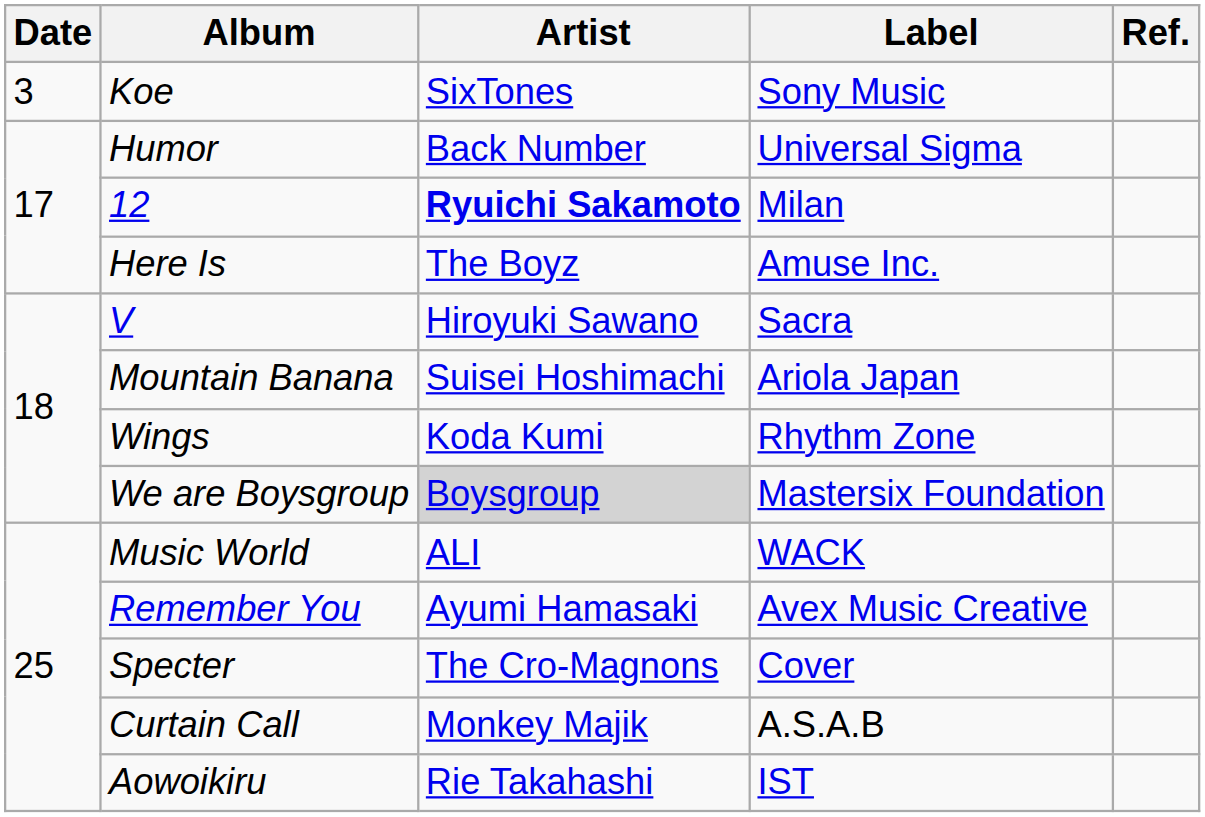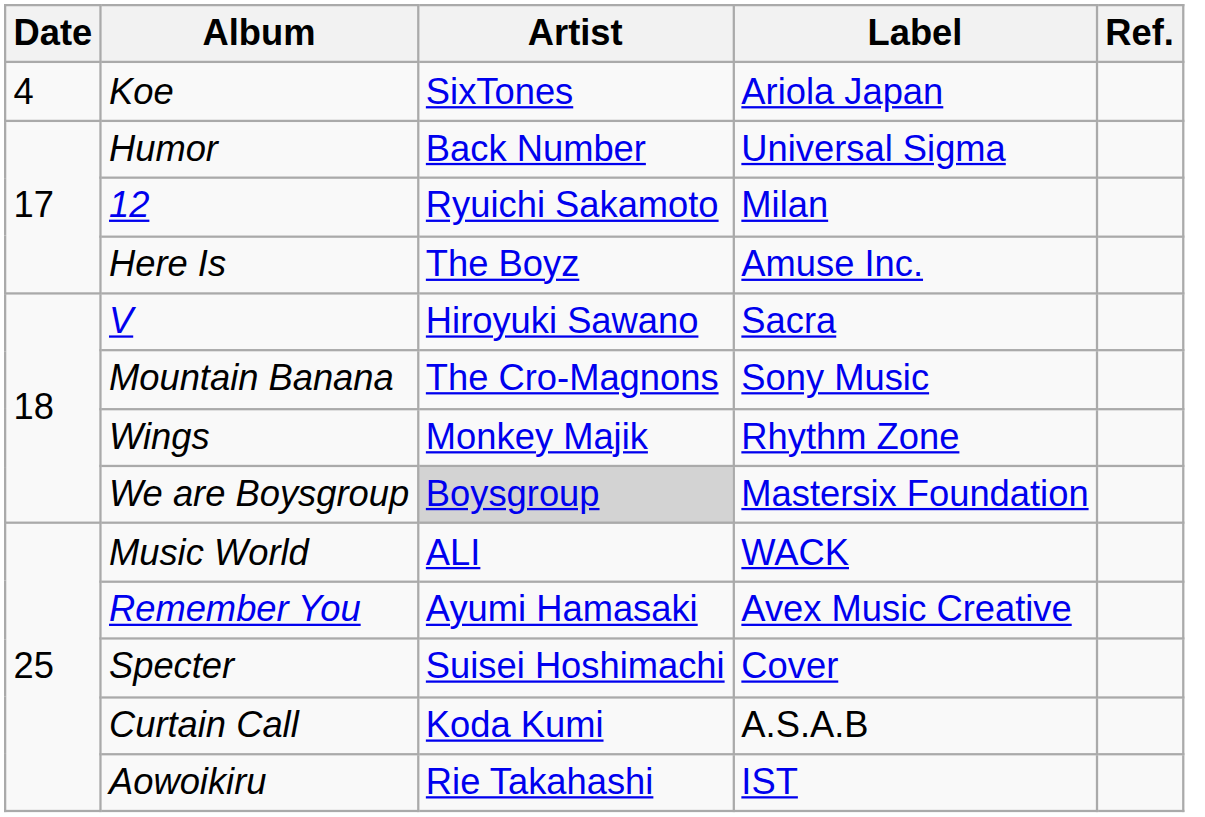(24, 90) 3 -> (24, 90) 4
(851, 90) Sony Music -> (842, 90) Ariola Japan
(583, 206) bold -> (572, 206) normal
(575, 378) Suisei Hoshimachi -> (572, 378) The Cro-Magnons
(858, 378) Ariola Japan -> (835, 378) Sony Music
(515, 436) Koda Kumi -> (537, 436) Monkey Majik
(572, 666) The Cro-Magnons -> (575, 666) Suisei Hoshimachi
(537, 724) Monkey Majik -> (515, 724) Koda Kumi
